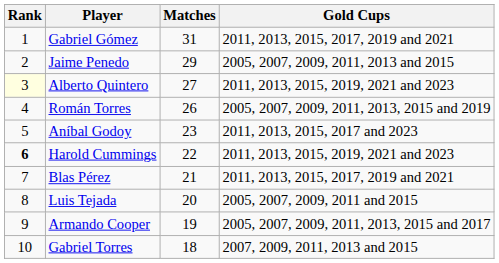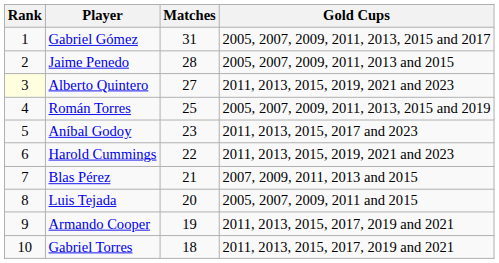(338, 39) 2011, 2013, 2015, 2017, 2019 and 2021 -> (357, 39) 2005, 2007, 2009, 2011, 2013, 2015 and 2017
(189, 62) 29 -> (189, 62) 28
(189, 108) 26 -> (189, 108) 25
(25, 154) bold -> (25, 154) normal
(338, 177) 2011, 2013, 2015, 2017, 2019 and 2021 -> (320, 177) 2007, 2009, 2011, 2013 and 2015
(357, 223) 2005, 2007, 2009, 2011, 2013, 2015 and 2017 -> (338, 223) 2011, 2013, 2015, 2017, 2019 and 2021
(320, 246) 2007, 2009, 2011, 2013 and 2015 -> (338, 246) 2011, 2013, 2015, 2017, 2019 and 2021
